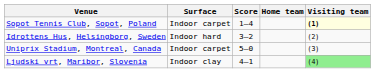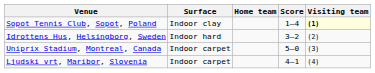columns swapped: (283, 11) <-> (246, 11)
(200, 23) Indoor carpet -> (195, 23) Indoor clay
(195, 62) Indoor clay -> (200, 62) Indoor carpet
(313, 62) lightgreen background -> (313, 62) no background
